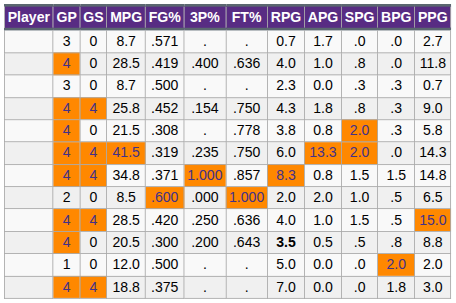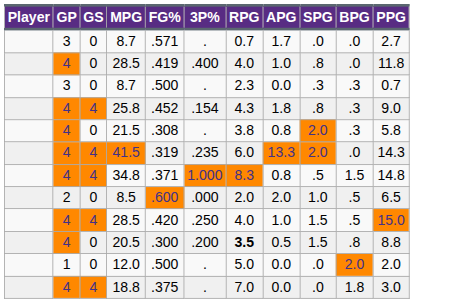- column: (247, 17)
(360, 175) 1.5 -> (318, 175) .5
(360, 242) .5 -> (318, 242) 1.5
